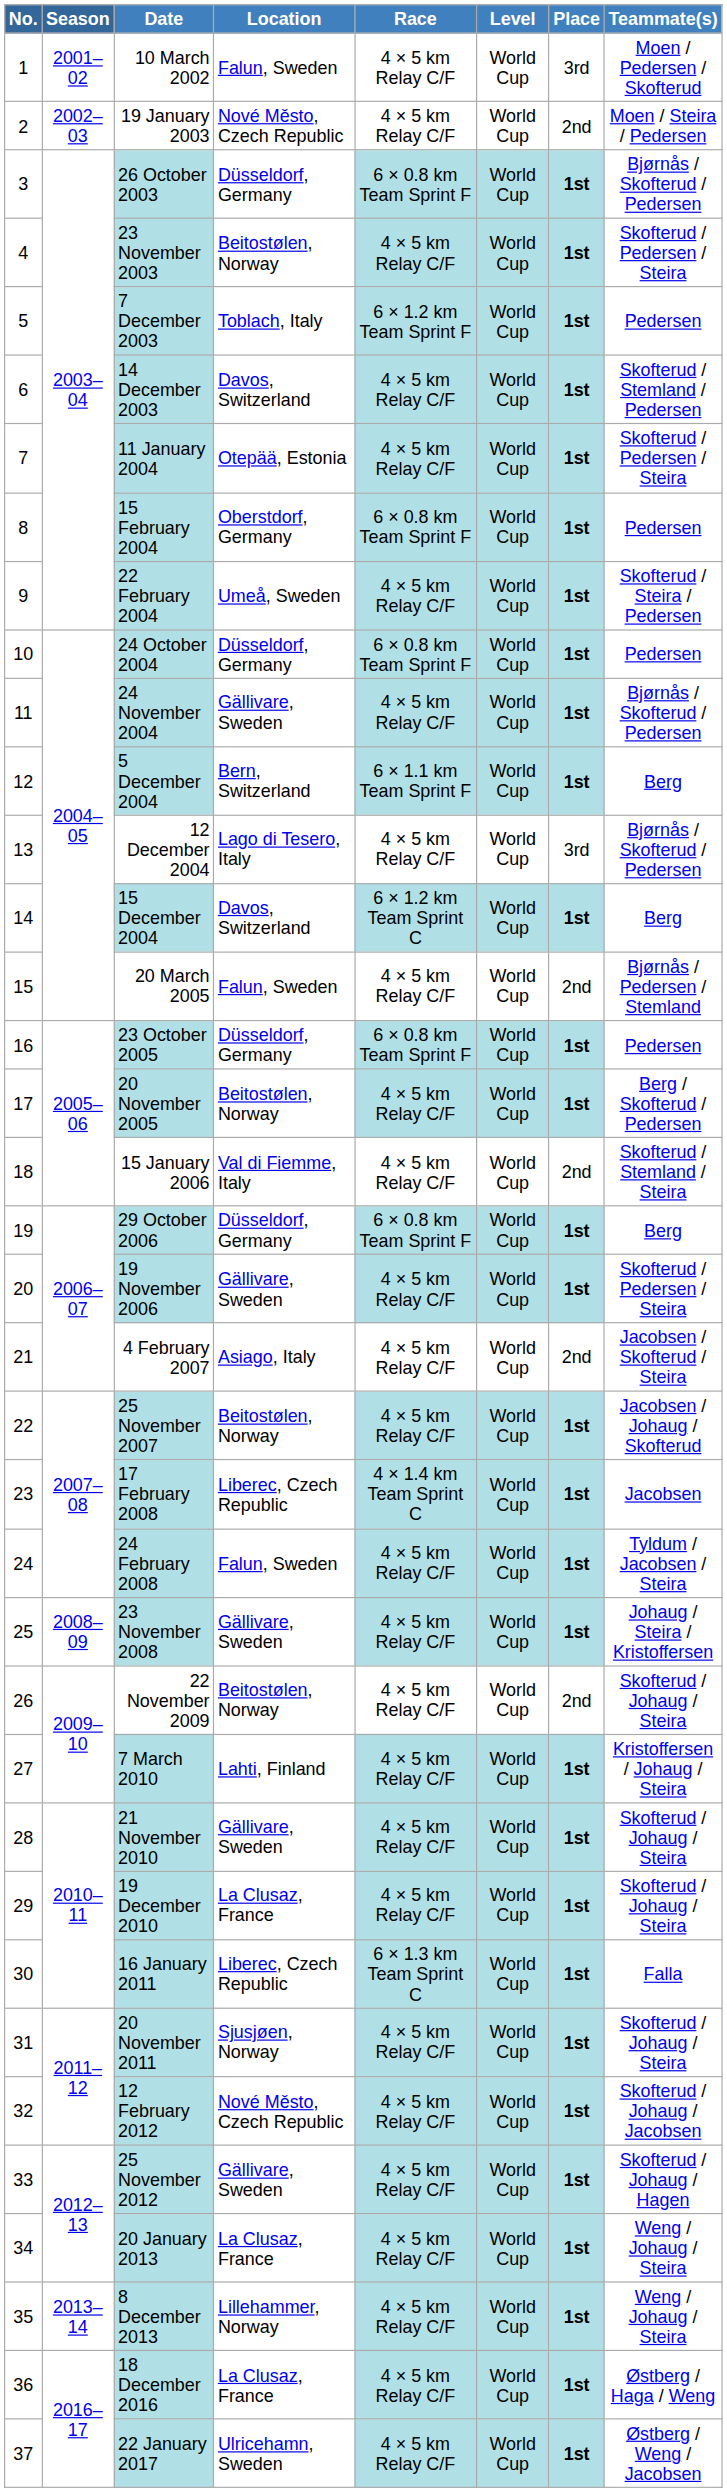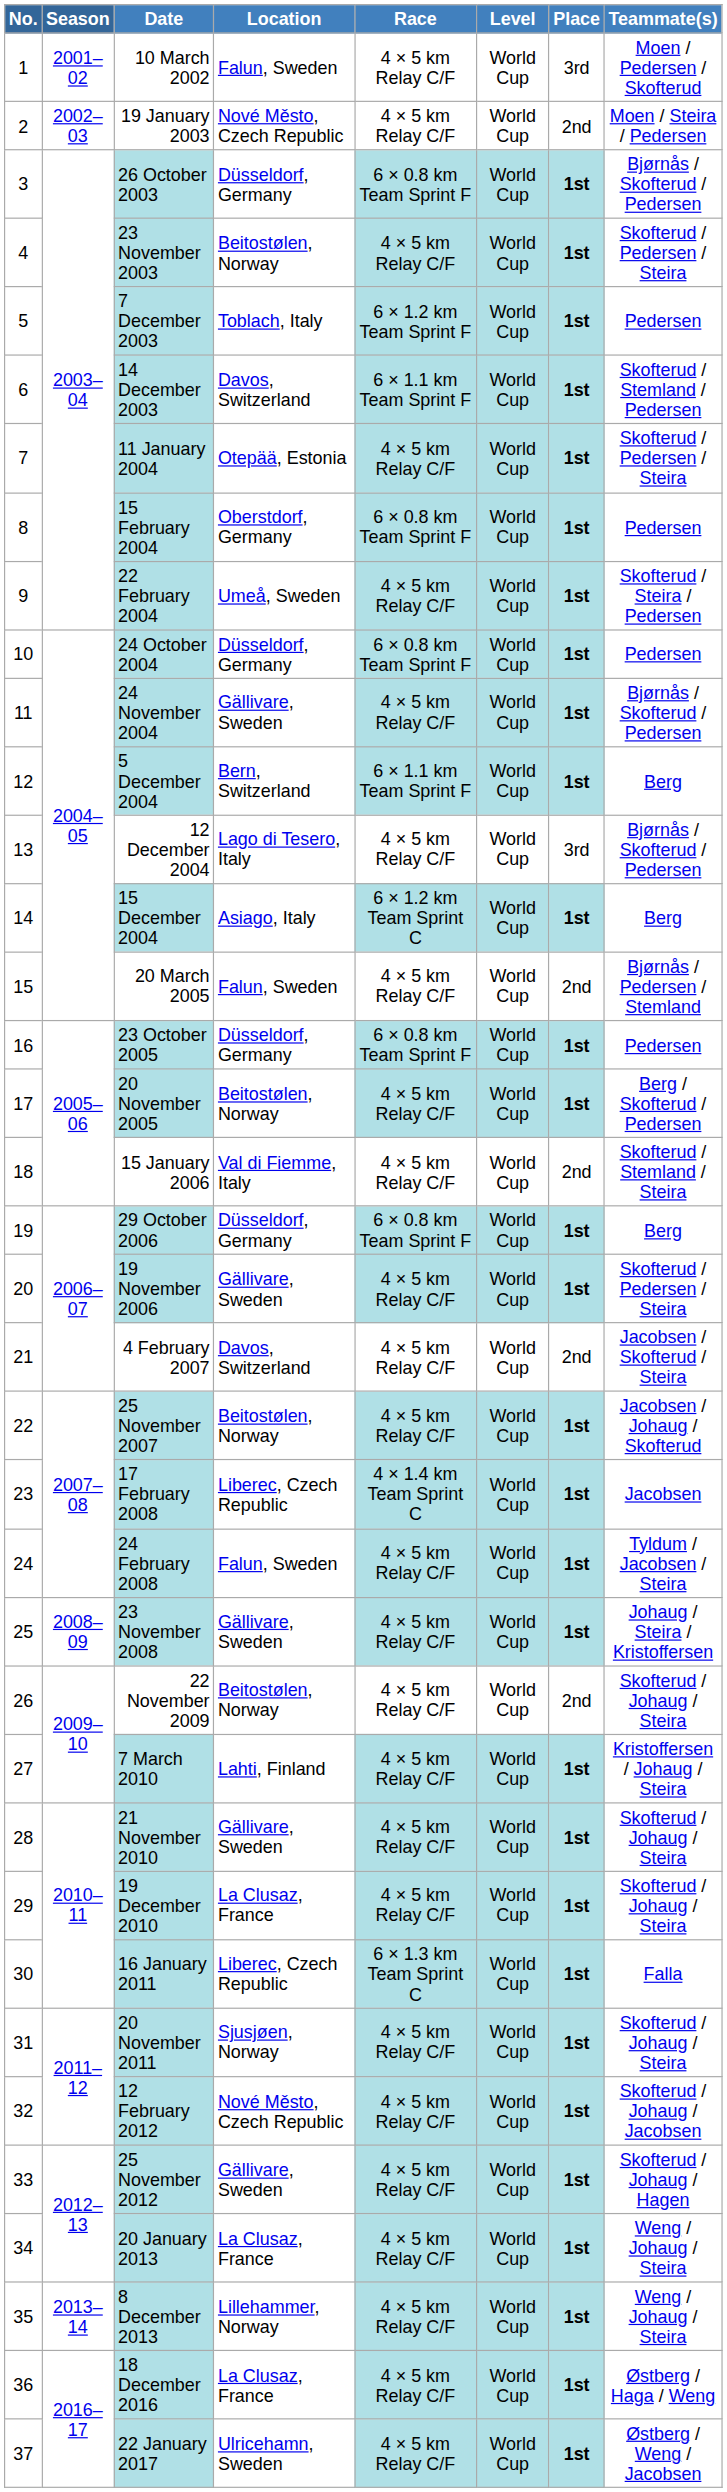(415, 390) 4 × 5 km Relay C/F -> (415, 390) 6 × 1.1 km Team Sprint F
(264, 918) Davos, Switzerland -> (267, 918) Asiago, Italy
(267, 1357) Asiago, Italy -> (264, 1357) Davos, Switzerland
